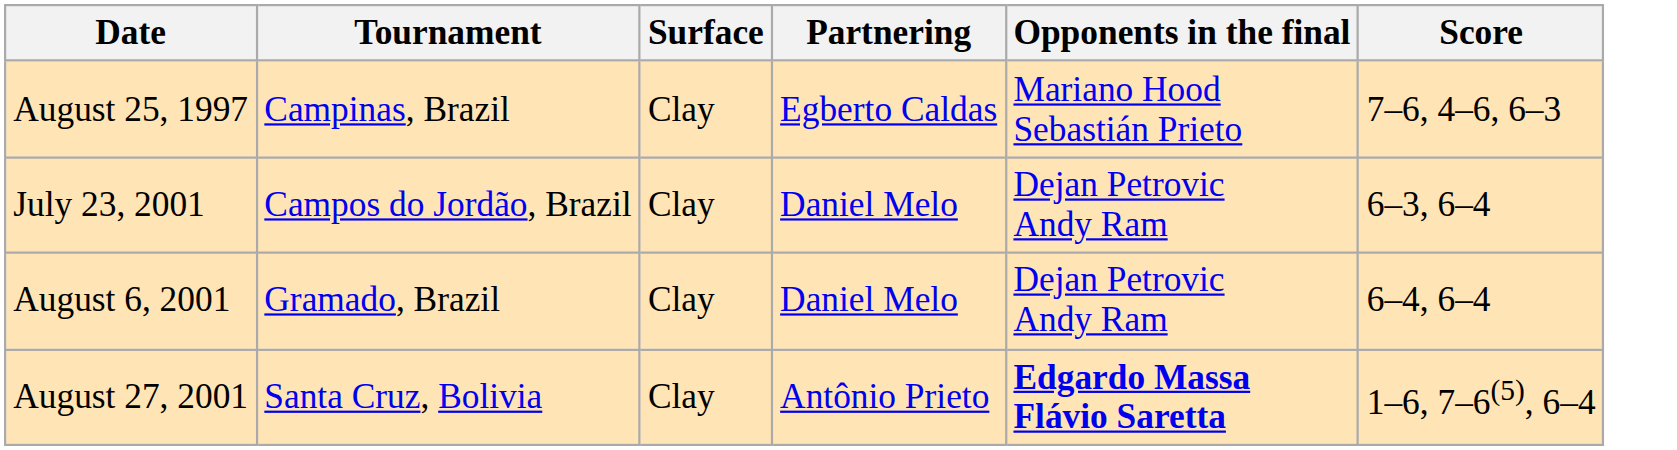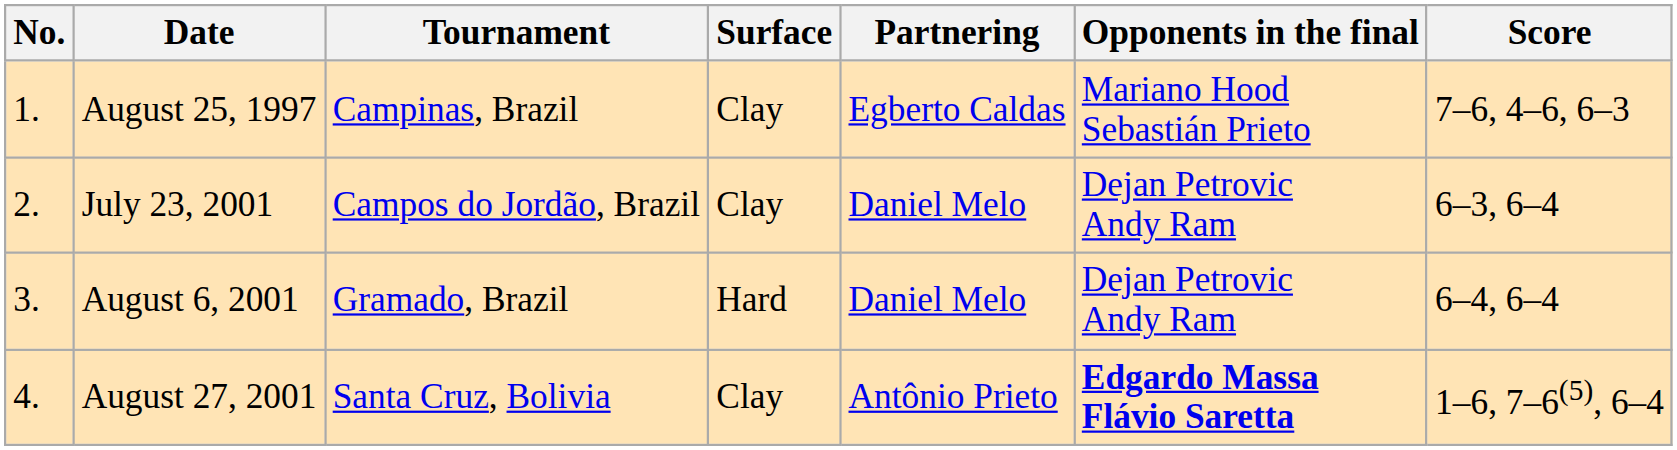+ column: (39, 32)
(681, 300) Clay -> (752, 300) Hard
